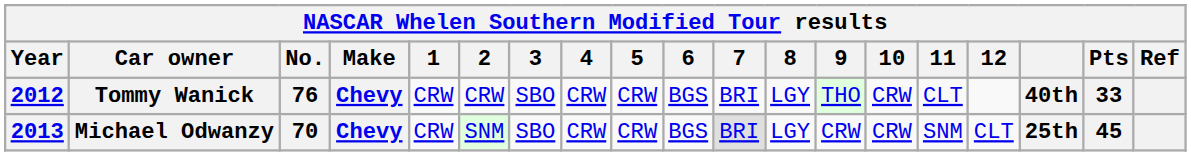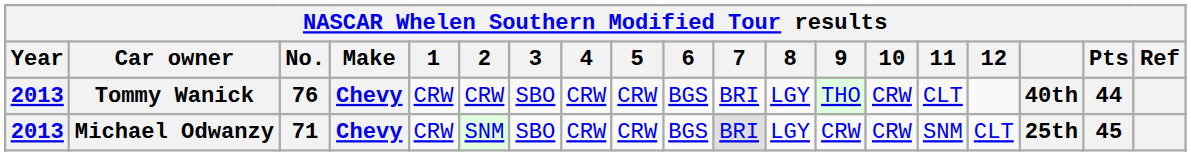(37, 95) 2012 -> (37, 95) 2013
(1109, 95) 33 -> (1109, 95) 44
(305, 131) 70 -> (305, 131) 71
